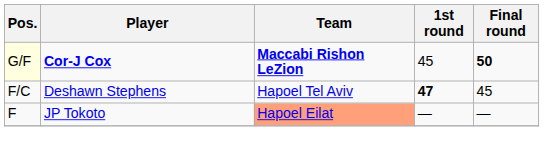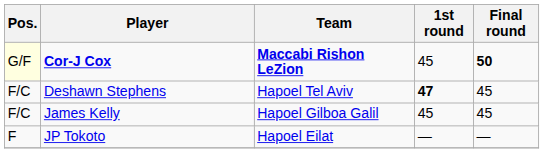+ row: (82, 114)
(295, 114) lightsalmon background -> (295, 136) no background
